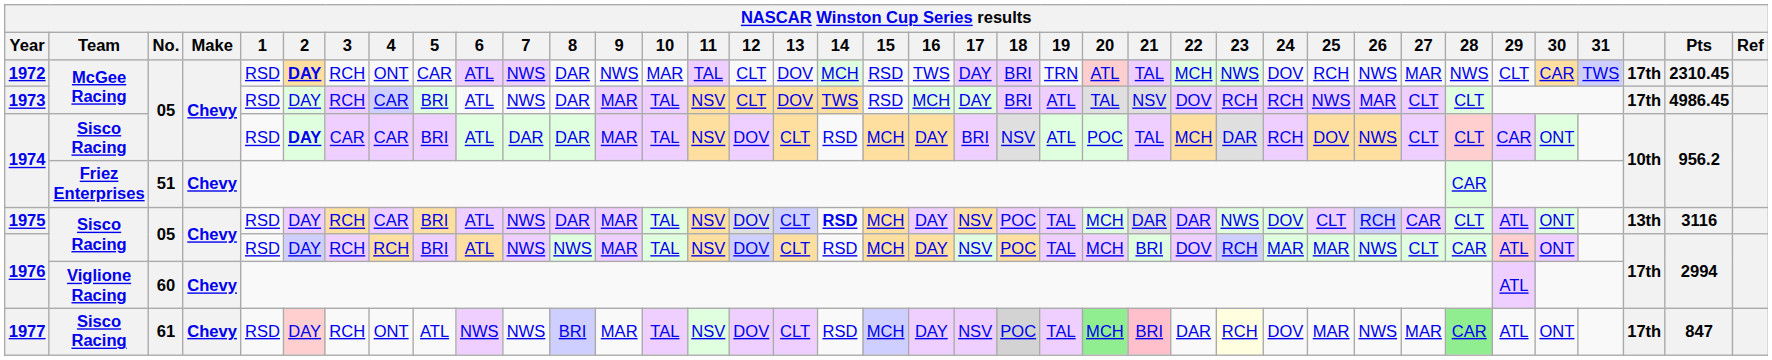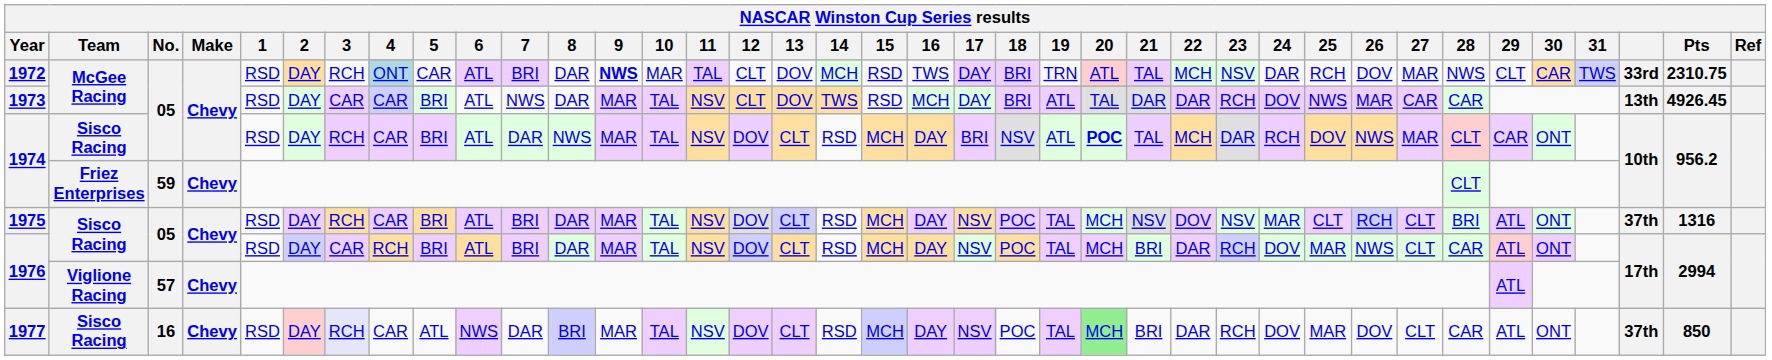(305, 73) bold -> (304, 73) normal
(391, 73) no background -> (391, 73) lightblue background
(526, 73) NWS -> (525, 73) BRI
(619, 73) normal -> (619, 73) bold
(1240, 73) NWS -> (1238, 73) NSV
(1285, 73) DOV -> (1282, 73) DAR
(1378, 73) NWS -> (1374, 73) DOV
(1644, 73) 17th -> (1641, 73) 33rd
(1699, 73) 2310.45 -> (1697, 73) 2310.75
(347, 100) RCH -> (347, 100) CAR
(1149, 100) NSV -> (1149, 100) DAR
(1194, 100) DOV -> (1193, 100) DAR
(1285, 100) RCH -> (1282, 100) DOV
(1423, 100) CLT -> (1420, 100) CAR
(1469, 100) CLT -> (1466, 100) CAR
(1644, 100) 17th -> (1641, 100) 13th
(1699, 100) 4986.45 -> (1697, 100) 4926.45
(305, 137) bold -> (304, 137) normal
(347, 137) CAR -> (347, 137) RCH
(573, 137) DAR -> (572, 137) NWS
(1105, 137) normal -> (1104, 137) bold
(1423, 137) CLT -> (1420, 137) MAR
(166, 184) 51 -> (166, 184) 59
(1469, 184) CAR -> (1466, 184) CLT
(526, 221) NWS -> (525, 221) BRI
(840, 221) bold -> (839, 221) normal
(1149, 221) DAR -> (1149, 221) NSV
(1194, 221) DAR -> (1193, 221) DOV
(1240, 221) NWS -> (1238, 221) NSV
(1285, 221) DOV -> (1282, 221) MAR
(1423, 221) CAR -> (1420, 221) CLT
(1469, 221) CLT -> (1466, 221) BRI
(1644, 221) 13th -> (1641, 221) 37th
(1699, 221) 3116 -> (1697, 221) 1316
(347, 248) RCH -> (347, 248) CAR
(526, 248) NWS -> (525, 248) BRI
(573, 248) NWS -> (572, 248) DAR
(1194, 248) DOV -> (1193, 248) DAR
(1285, 248) MAR -> (1282, 248) DOV
(166, 285) 60 -> (166, 285) 57
(166, 332) 61 -> (166, 332) 16
(347, 332) no background -> (347, 332) lavender background
(391, 332) ONT -> (391, 332) CAR
(526, 332) NWS -> (525, 332) DAR
(1018, 332) lightgrey background -> (1018, 332) no background
(1149, 332) pink background -> (1149, 332) no background
(1240, 332) lightyellow background -> (1238, 332) no background
(1378, 332) NWS -> (1374, 332) DOV
(1423, 332) MAR -> (1420, 332) CLT
(1469, 332) lightgreen background -> (1466, 332) no background
(1644, 332) 17th -> (1641, 332) 37th
(1699, 332) 847 -> (1697, 332) 850
